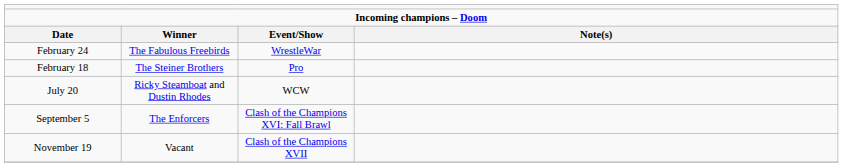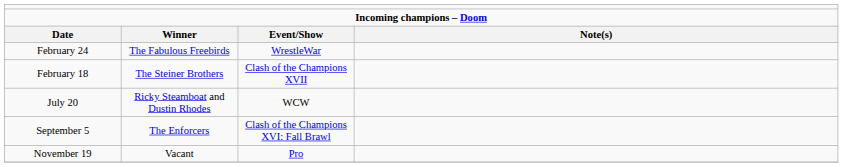(296, 67) Pro -> (296, 73) Clash of the Champions XVII
(296, 147) Clash of the Champions XVII -> (296, 153) Pro
